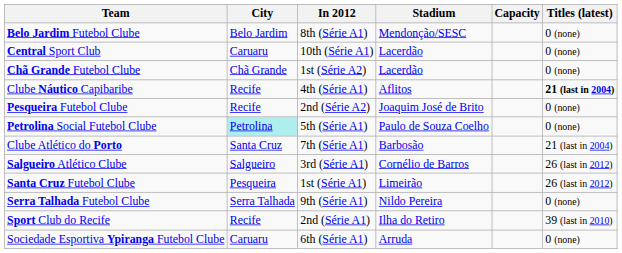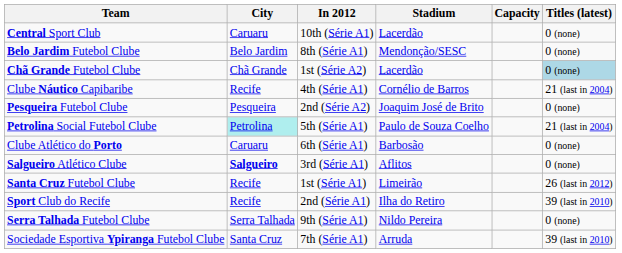rows swapped: (73, 32) <-> (54, 51)
(563, 70) no background -> (563, 70) lightblue background
(395, 88) Aflitos -> (424, 88) Cornélio de Barros
(580, 88) bold -> (579, 88) normal
(245, 107) Recife -> (253, 107) Pesqueira
(563, 126) 0 (none) -> (579, 126) 21 (last in 2004)
(256, 145) Santa Cruz -> (249, 145) Caruaru
(334, 145) 7th (Série A1) -> (334, 145) 6th (Série A1)
(579, 145) 21 (last in 2004) -> (563, 145) 0 (none)
(253, 164) normal -> (254, 164) bold
(424, 164) Cornélio de Barros -> (395, 164) Aflitos
(579, 164) 26 (last in 2012) -> (563, 164) 0 (none)
(253, 182) Pesqueira -> (245, 182) Recife
rows swapped: (78, 201) <-> (59, 220)
(249, 239) Caruaru -> (256, 239) Santa Cruz
(334, 239) 6th (Série A1) -> (334, 239) 7th (Série A1)
(563, 239) 0 (none) -> (579, 239) 39 (last in 2010)
